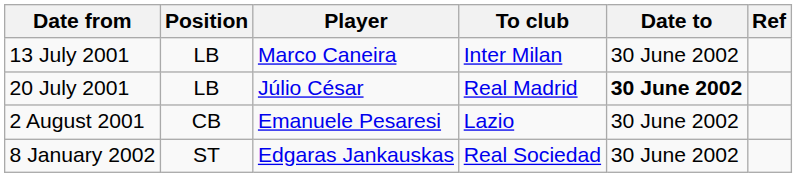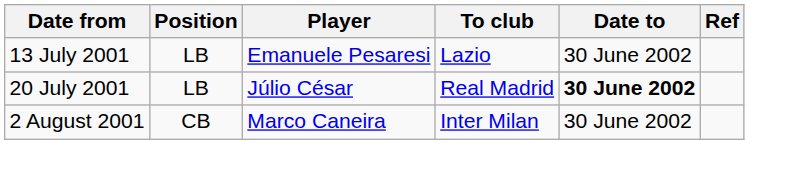(327, 54) Marco Caneira -> (339, 54) Emanuele Pesaresi
(513, 54) Inter Milan -> (465, 54) Lazio
(349, 121) Emanuele Pesaresi -> (317, 121) Marco Caneira
(489, 121) Lazio -> (490, 121) Inter Milan
- row: (82, 155)
